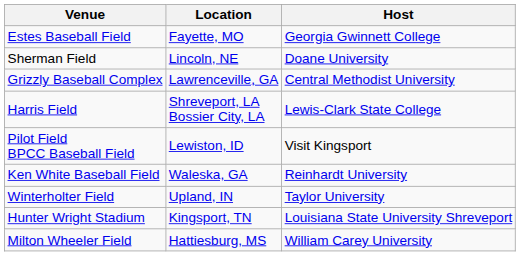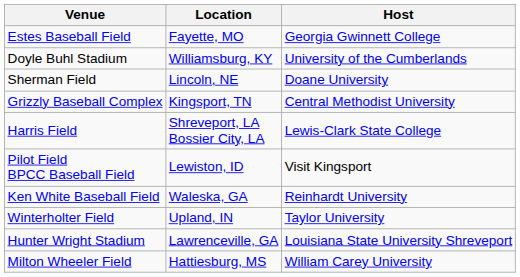+ row: (67, 58)
(224, 79) Lawrenceville, GA -> (210, 101) Kingsport, TN
(210, 218) Kingsport, TN -> (224, 240) Lawrenceville, GA
